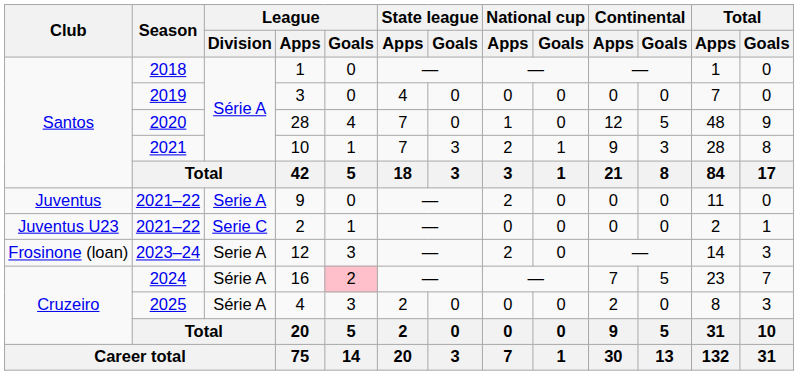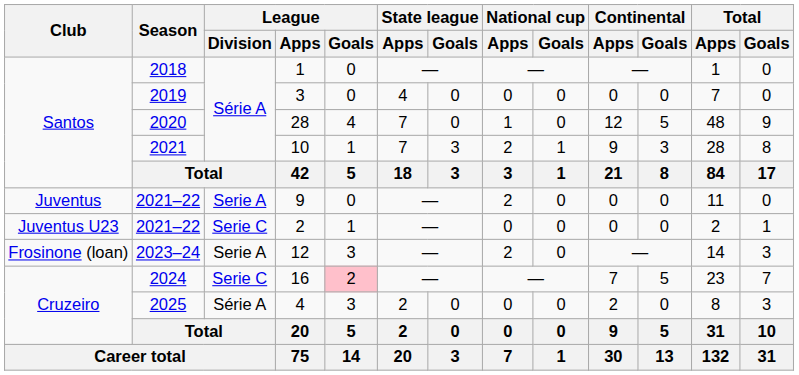(240, 278) Série A -> (240, 278) Serie C
